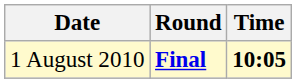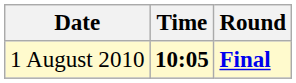columns swapped: (259, 22) <-> (188, 22)
